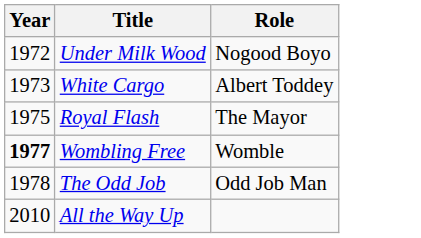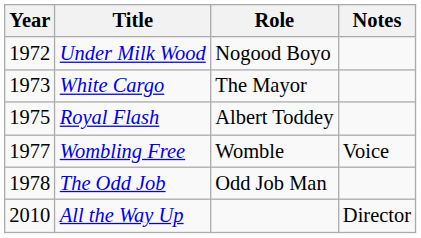+ column: (377, 20)
(274, 85) Albert Toddey -> (261, 85) The Mayor
(261, 118) The Mayor -> (274, 118) Albert Toddey
(30, 150) bold -> (30, 150) normal
